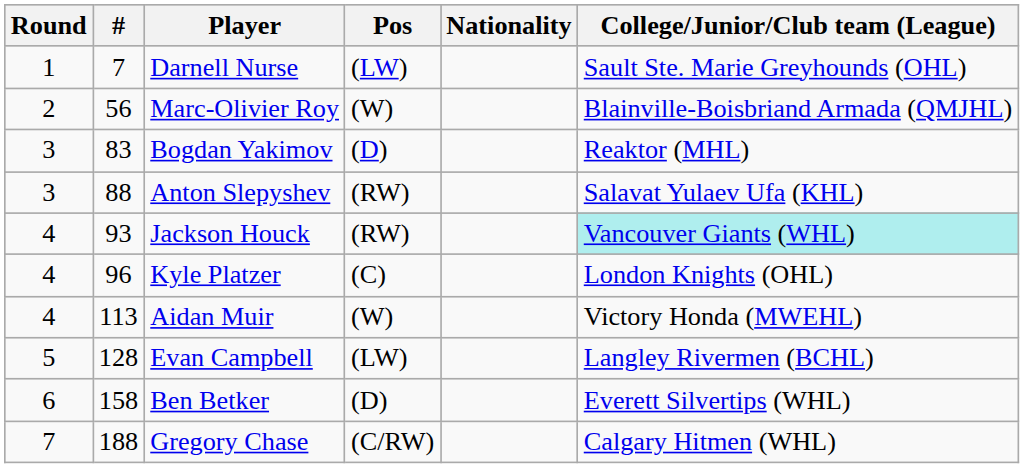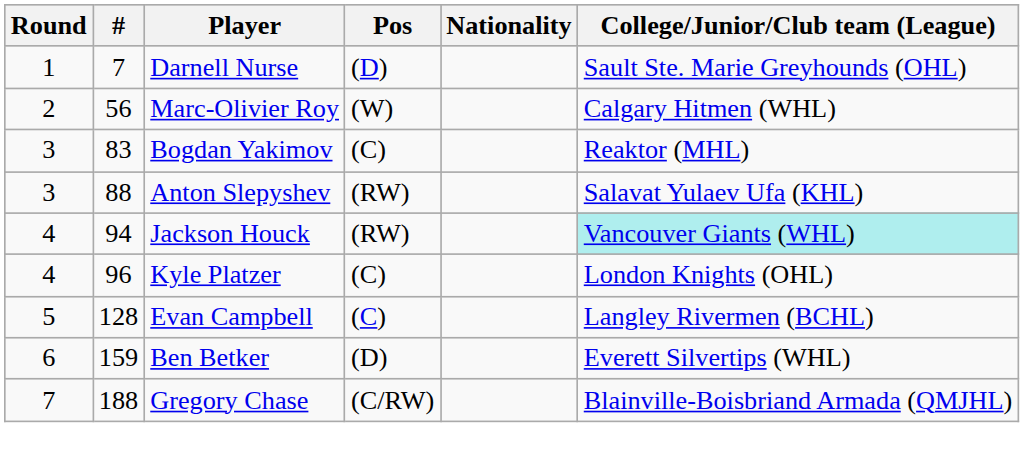(379, 66) (LW) -> (369, 66) (D)
(798, 108) Blainville-Boisbriand Armada (QMJHL) -> (710, 108) Calgary Hitmen (WHL)
(369, 150) (D) -> (369, 150) (C)
(118, 233) 93 -> (118, 233) 94
- row: (212, 316)
(379, 358) (LW) -> (369, 316) (C)
(118, 399) 158 -> (118, 358) 159
(710, 441) Calgary Hitmen (WHL) -> (798, 399) Blainville-Boisbriand Armada (QMJHL)
